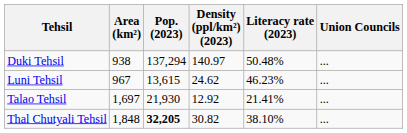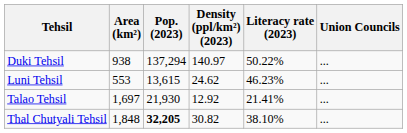(265, 60) 50.48% -> (265, 60) 50.22%
(121, 80) 967 -> (121, 80) 553
